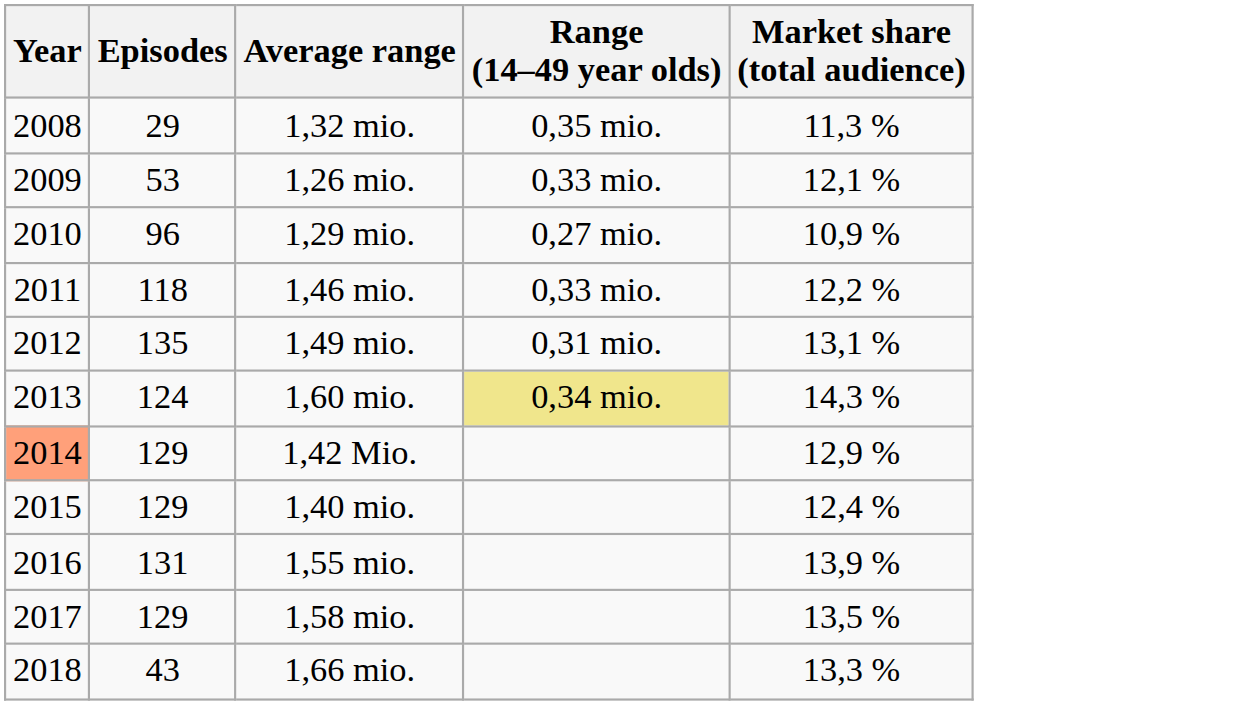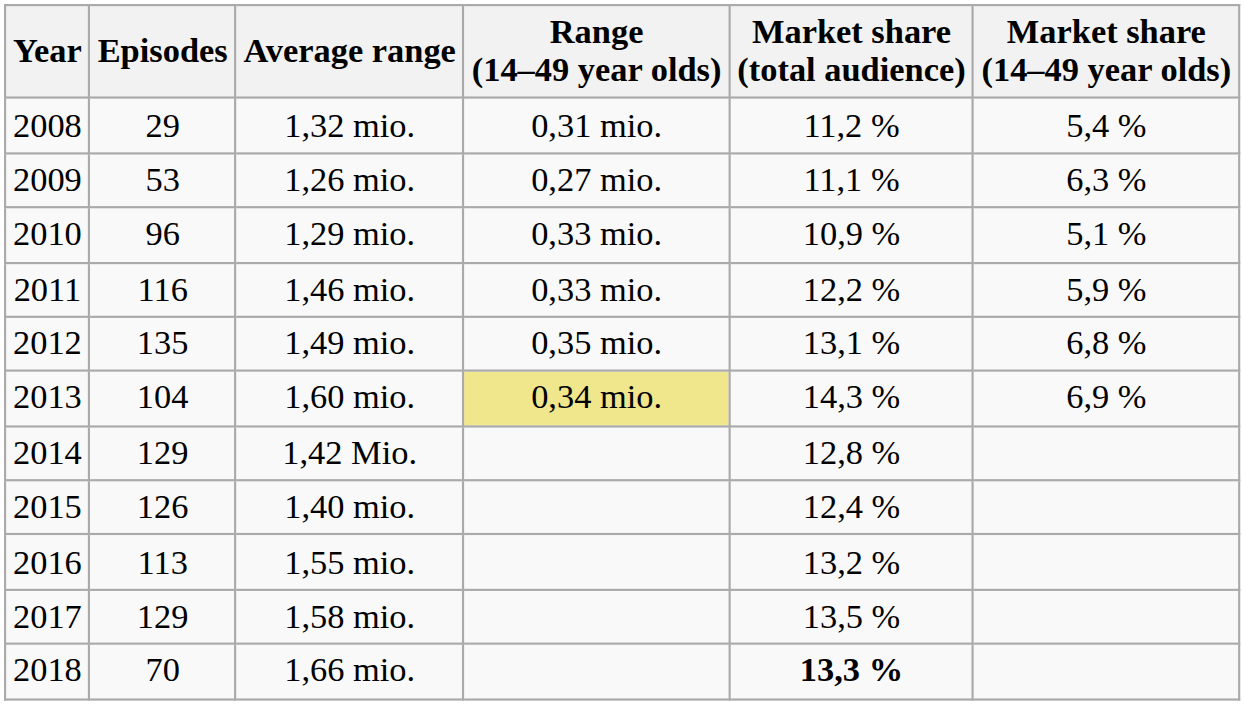+ column: (1106, 51)
(597, 125) 0,35 mio. -> (597, 125) 0,31 mio.
(851, 125) 11,3 % -> (851, 125) 11,2 %
(597, 179) 0,33 mio. -> (597, 179) 0,27 mio.
(851, 179) 12,1 % -> (851, 179) 11,1 %
(597, 234) 0,27 mio. -> (597, 234) 0,33 mio.
(163, 288) 118 -> (163, 288) 116
(597, 343) 0,31 mio. -> (597, 343) 0,35 mio.
(163, 397) 124 -> (163, 397) 104
(47, 452) lightsalmon background -> (47, 452) no background
(851, 452) 12,9 % -> (851, 452) 12,8 %
(163, 506) 129 -> (163, 506) 126
(163, 561) 131 -> (163, 561) 113
(851, 561) 13,9 % -> (851, 561) 13,2 %
(163, 670) 43 -> (163, 670) 70
(851, 670) normal -> (851, 670) bold
